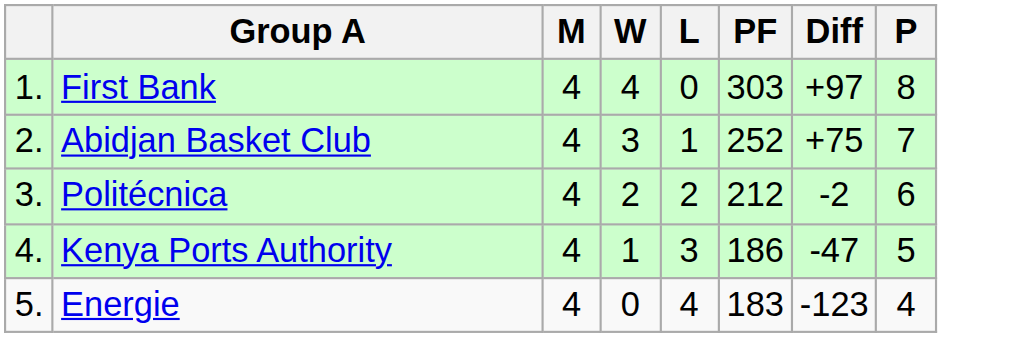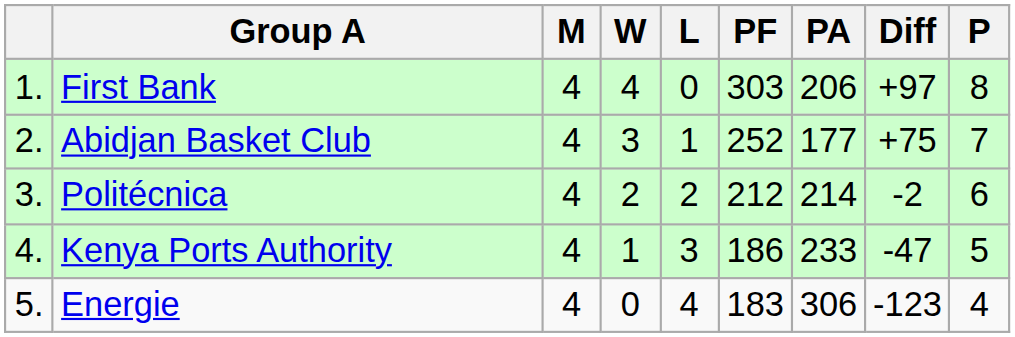+ column: (829, 31)
